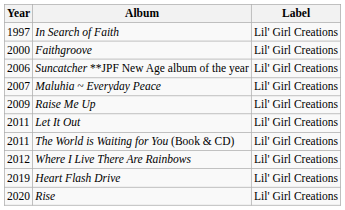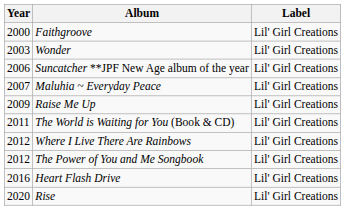- row: (77, 31)
+ row: (53, 50)
- row: (58, 123)
+ row: (119, 159)
(19, 178) 2019 -> (19, 178) 2016
